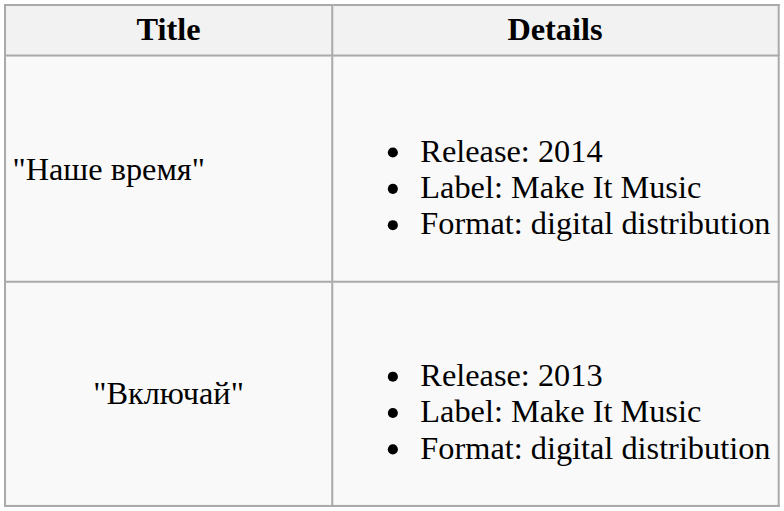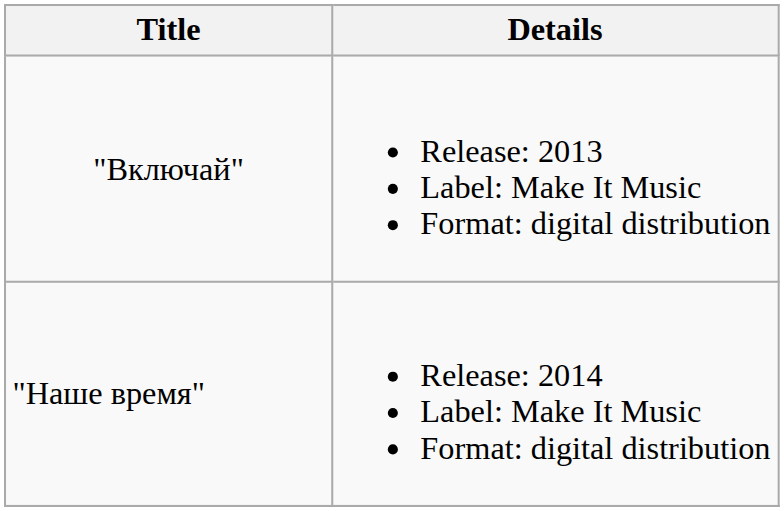rows swapped: (169, 394) <-> (109, 168)
